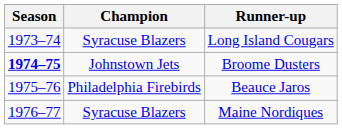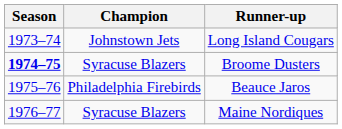(134, 40) Syracuse Blazers -> (134, 40) Johnstown Jets
(134, 64) Johnstown Jets -> (134, 64) Syracuse Blazers
